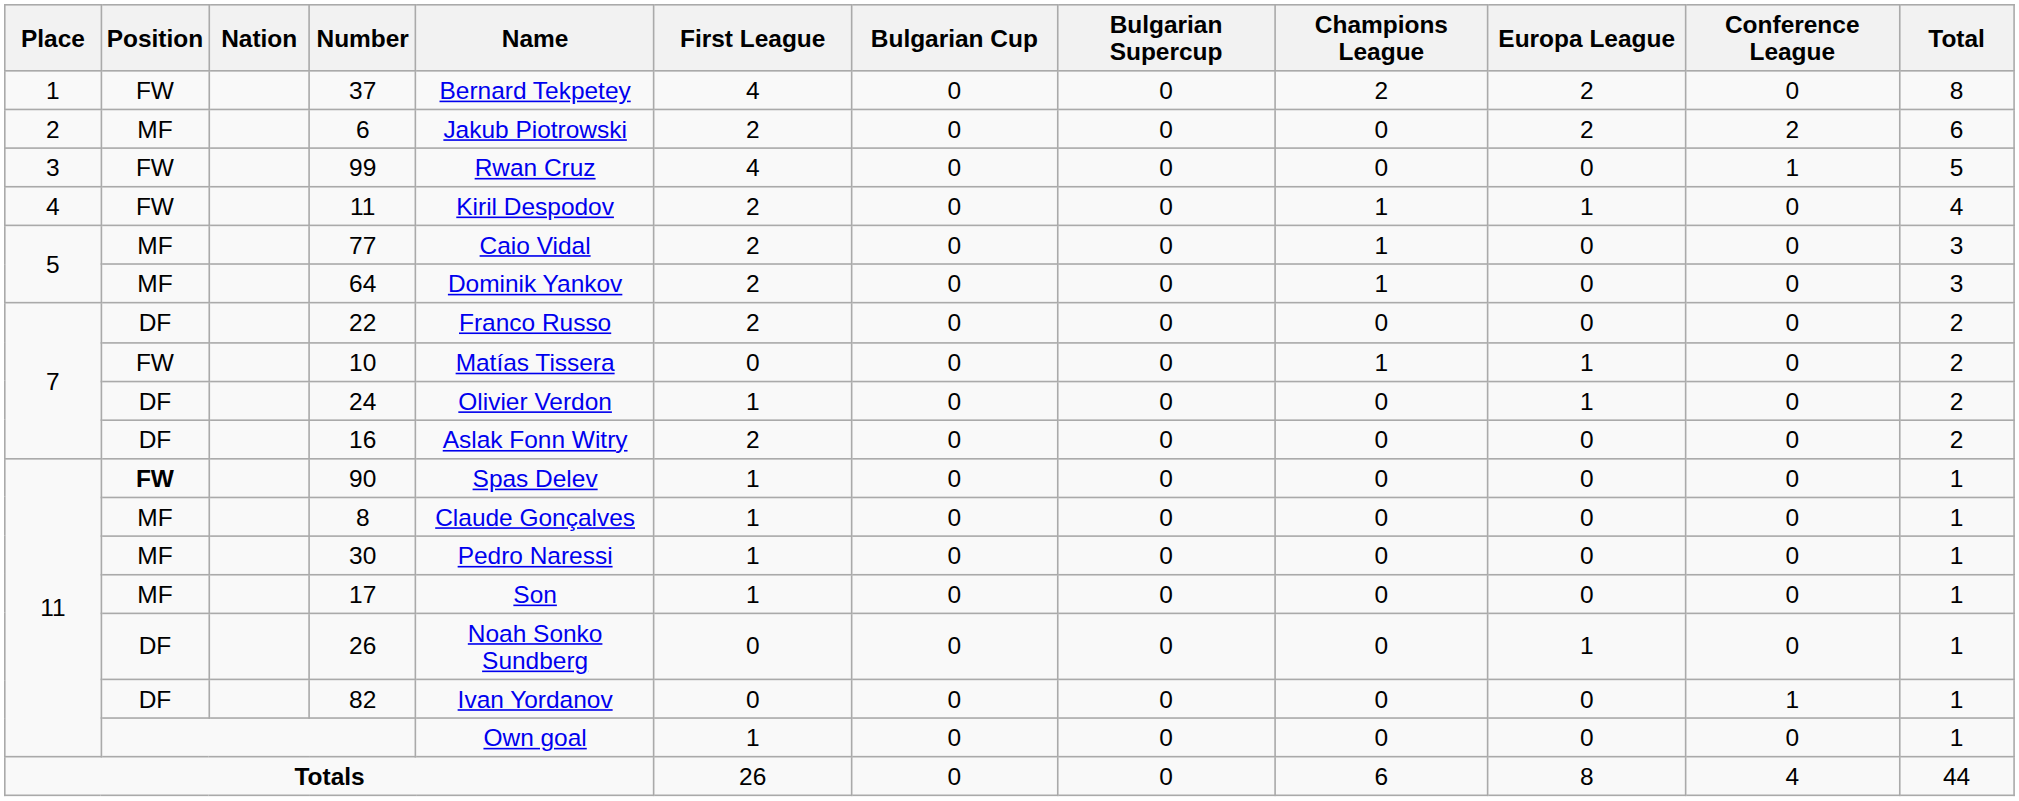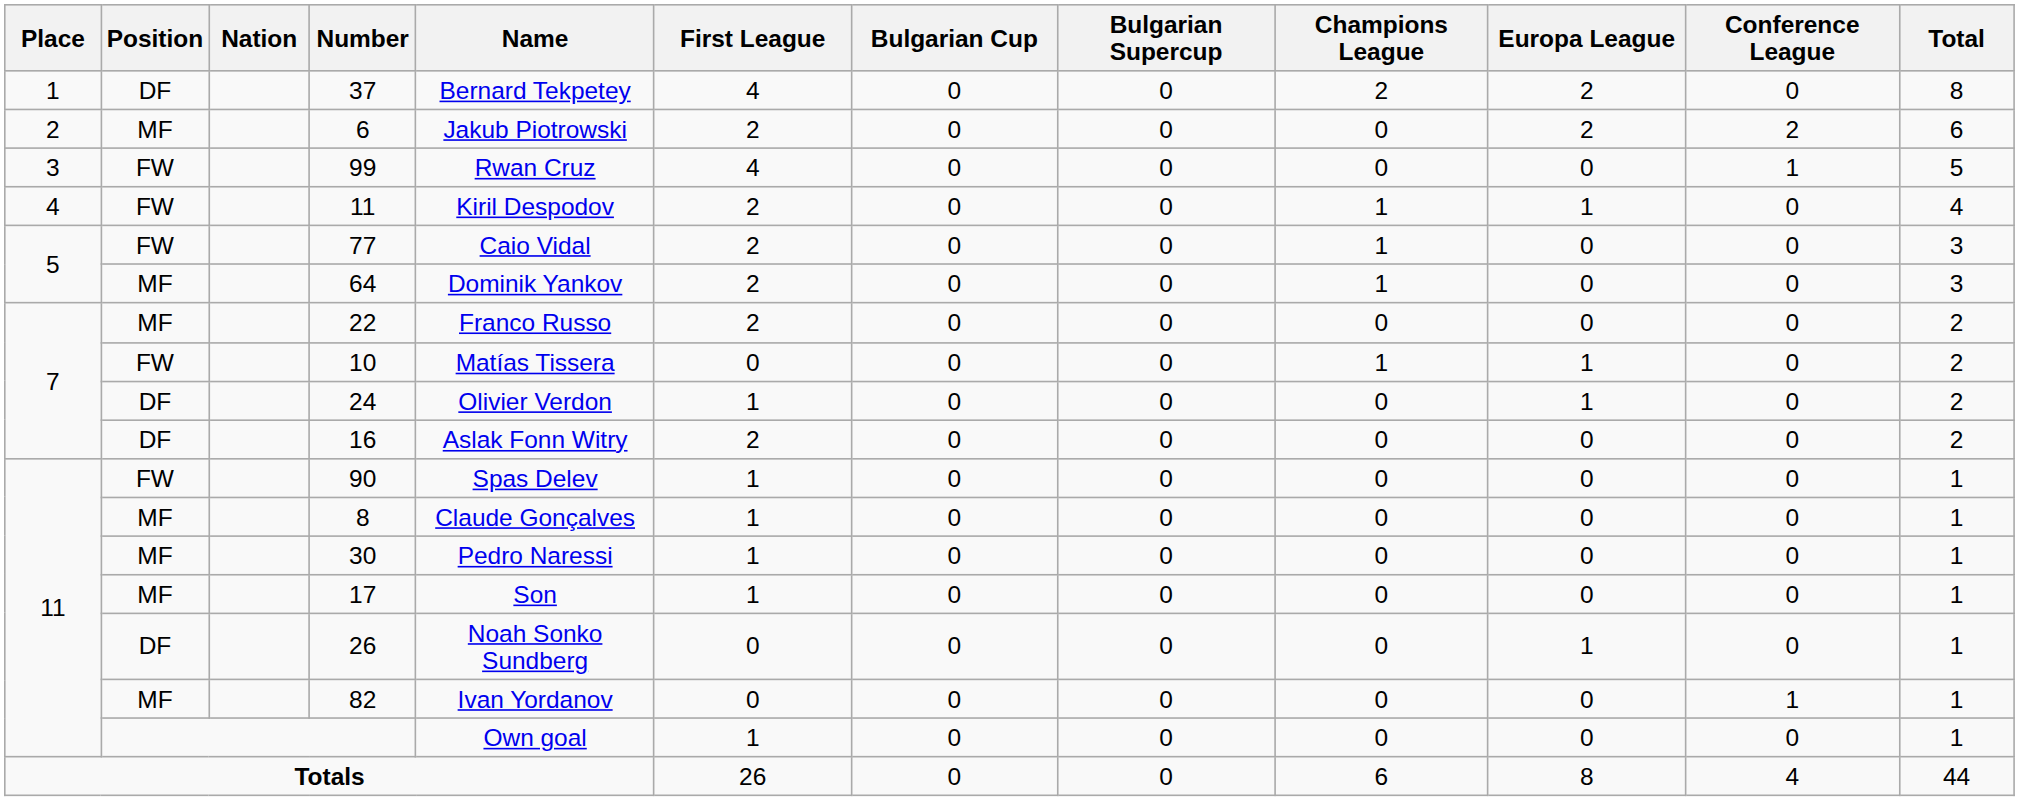(155, 90) FW -> (155, 90) DF
(155, 245) MF -> (155, 245) FW
(155, 323) DF -> (155, 323) MF
(155, 478) bold -> (155, 478) normal
(155, 699) DF -> (155, 699) MF
